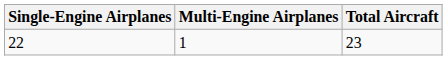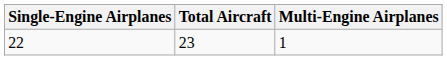columns swapped: (259, 17) <-> (392, 17)
